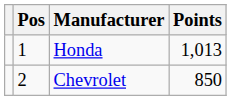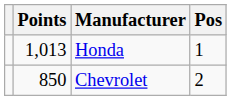columns swapped: (31, 19) <-> (198, 19)
